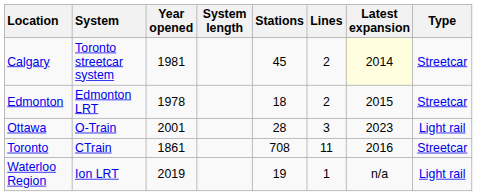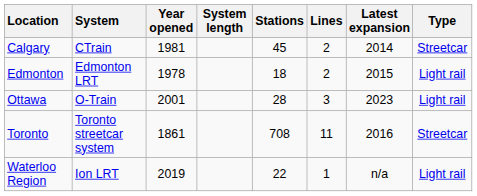(99, 61) Toronto streetcar system -> (93, 47) CTrain
(379, 61) lightyellow background -> (379, 47) no background
(442, 101) Streetcar -> (442, 74) Light rail
(93, 147) CTrain -> (99, 134) Toronto streetcar system
(280, 174) 19 -> (280, 174) 22
